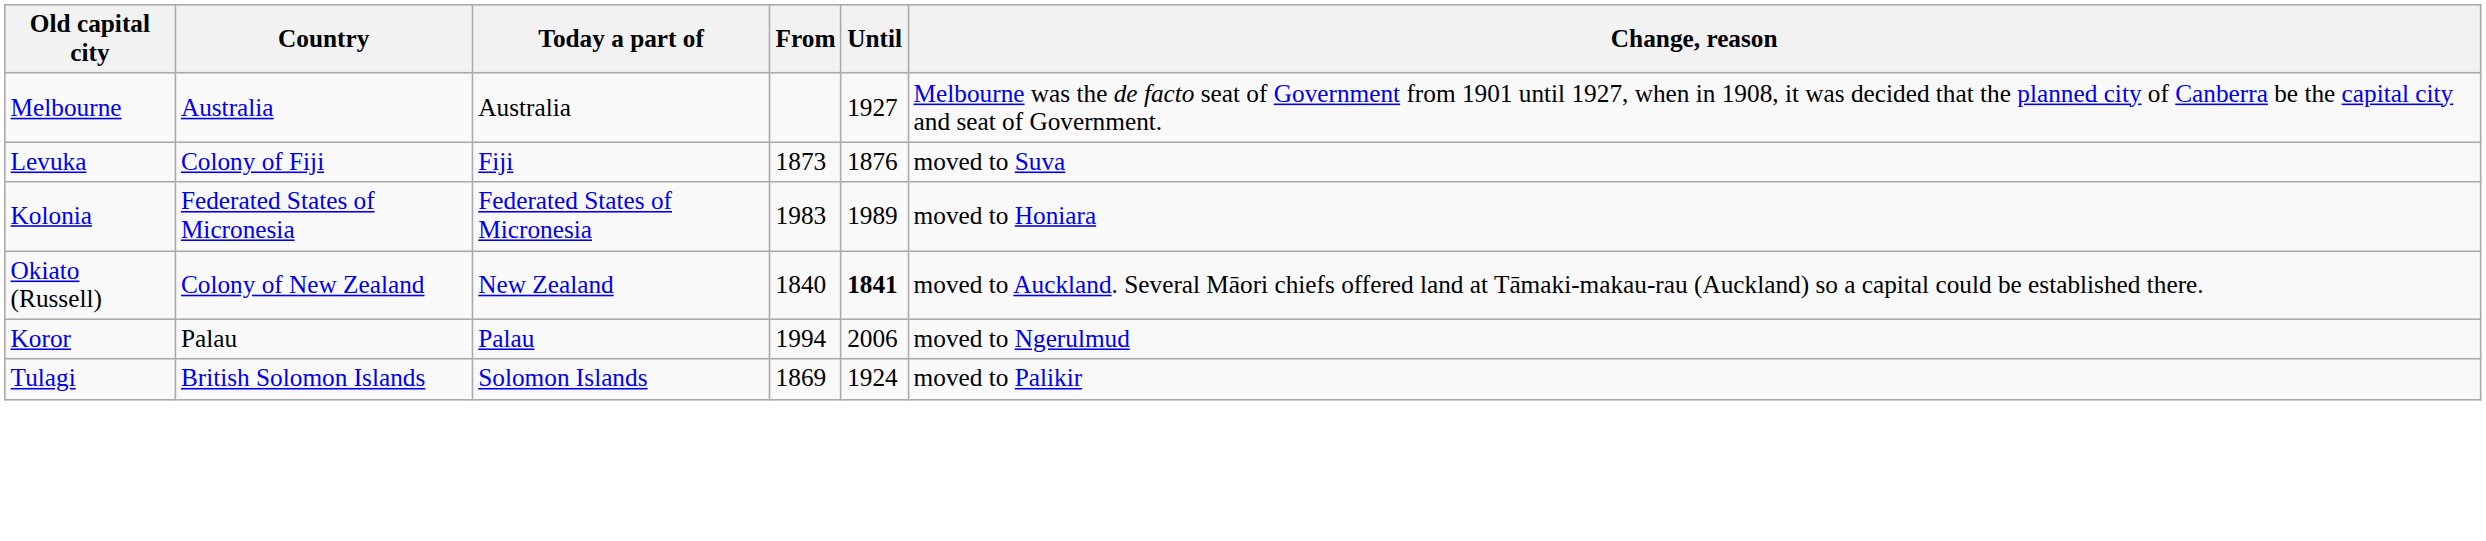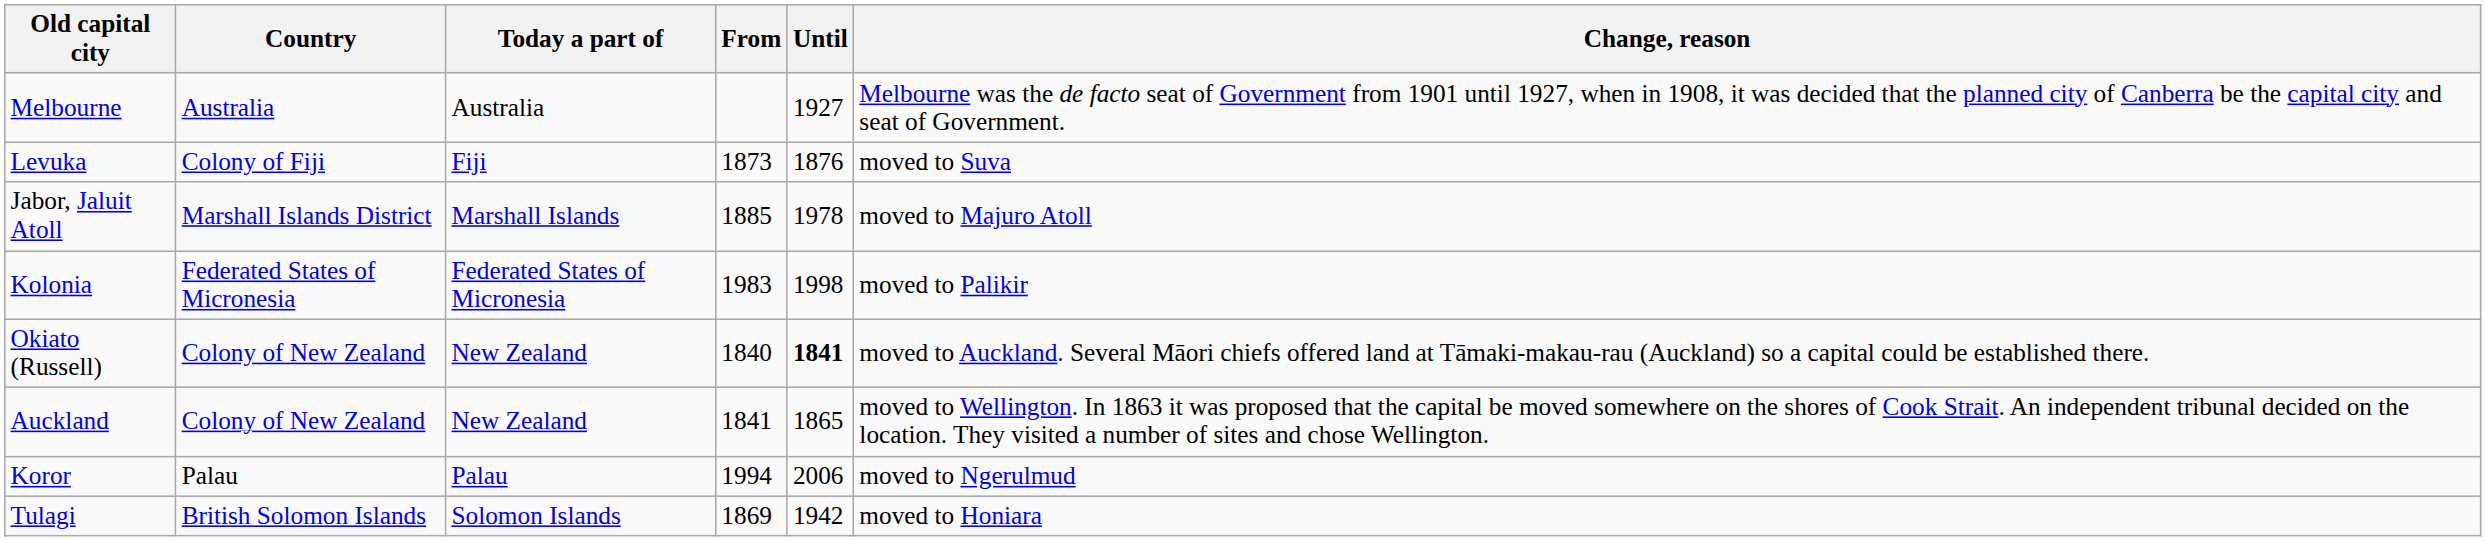+ row: (71, 215)
(872, 215) 1989 -> (818, 284) 1998
(1005, 215) moved to Honiara -> (944, 284) moved to Palikir
+ row: (60, 421)
(872, 378) 1924 -> (818, 515) 1942
(998, 378) moved to Palikir -> (951, 515) moved to Honiara
